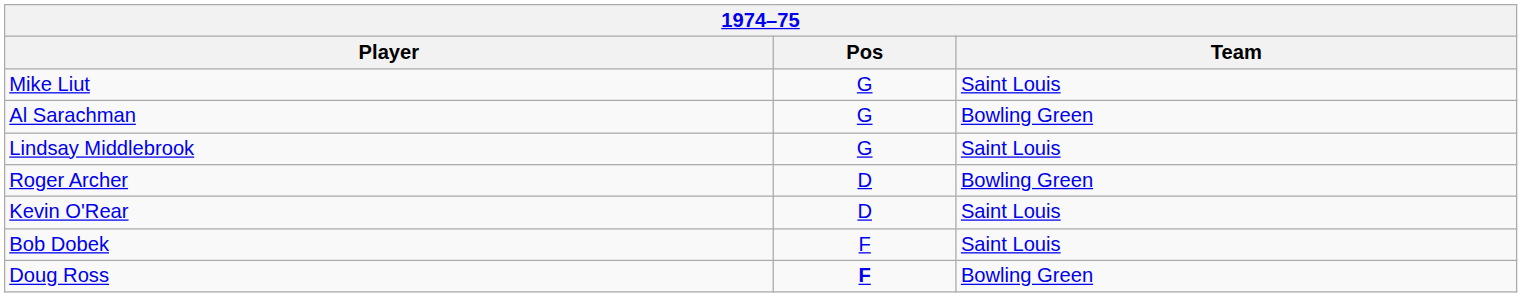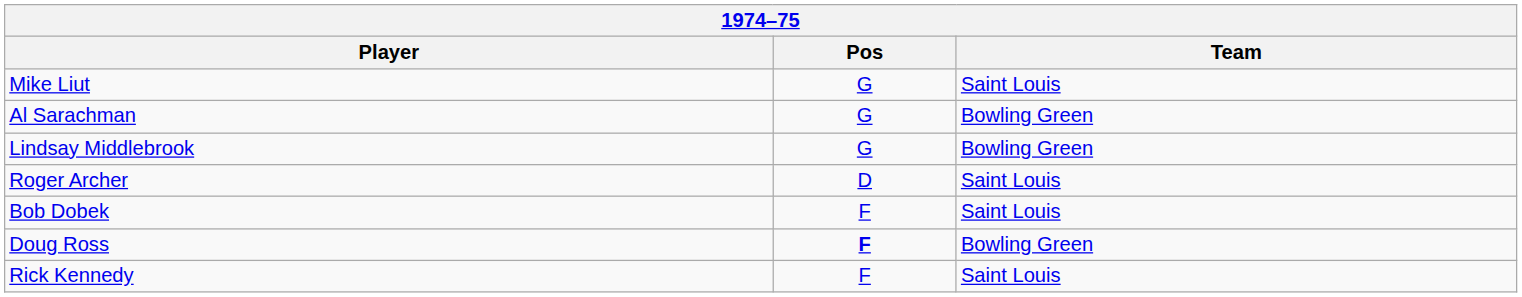(1011, 148) Saint Louis -> (1027, 148) Bowling Green
(1027, 180) Bowling Green -> (1011, 180) Saint Louis
- row: (69, 212)
+ row: (71, 276)
